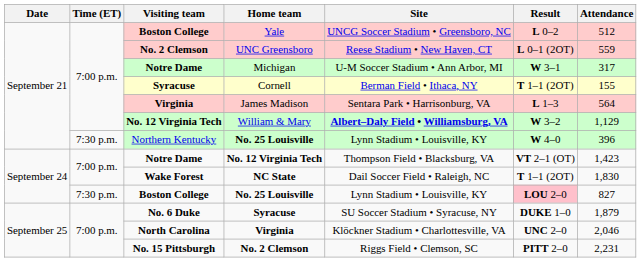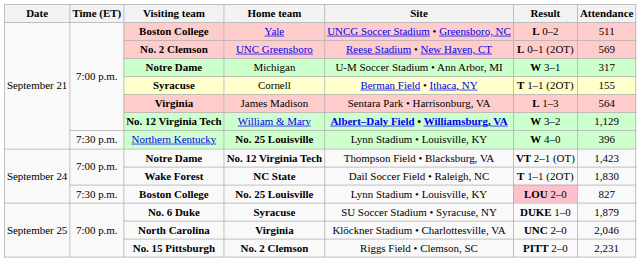(607, 31) 512 -> (607, 31) 511
(607, 49) 559 -> (607, 49) 569
